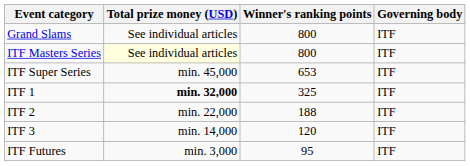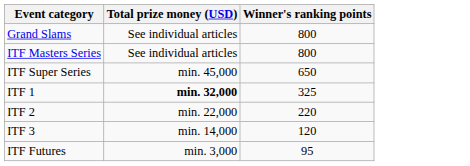- column: (420, 14)
(183, 53) lightyellow background -> (183, 53) no background
(307, 72) 653 -> (307, 72) 650
(307, 111) 188 -> (307, 111) 220
